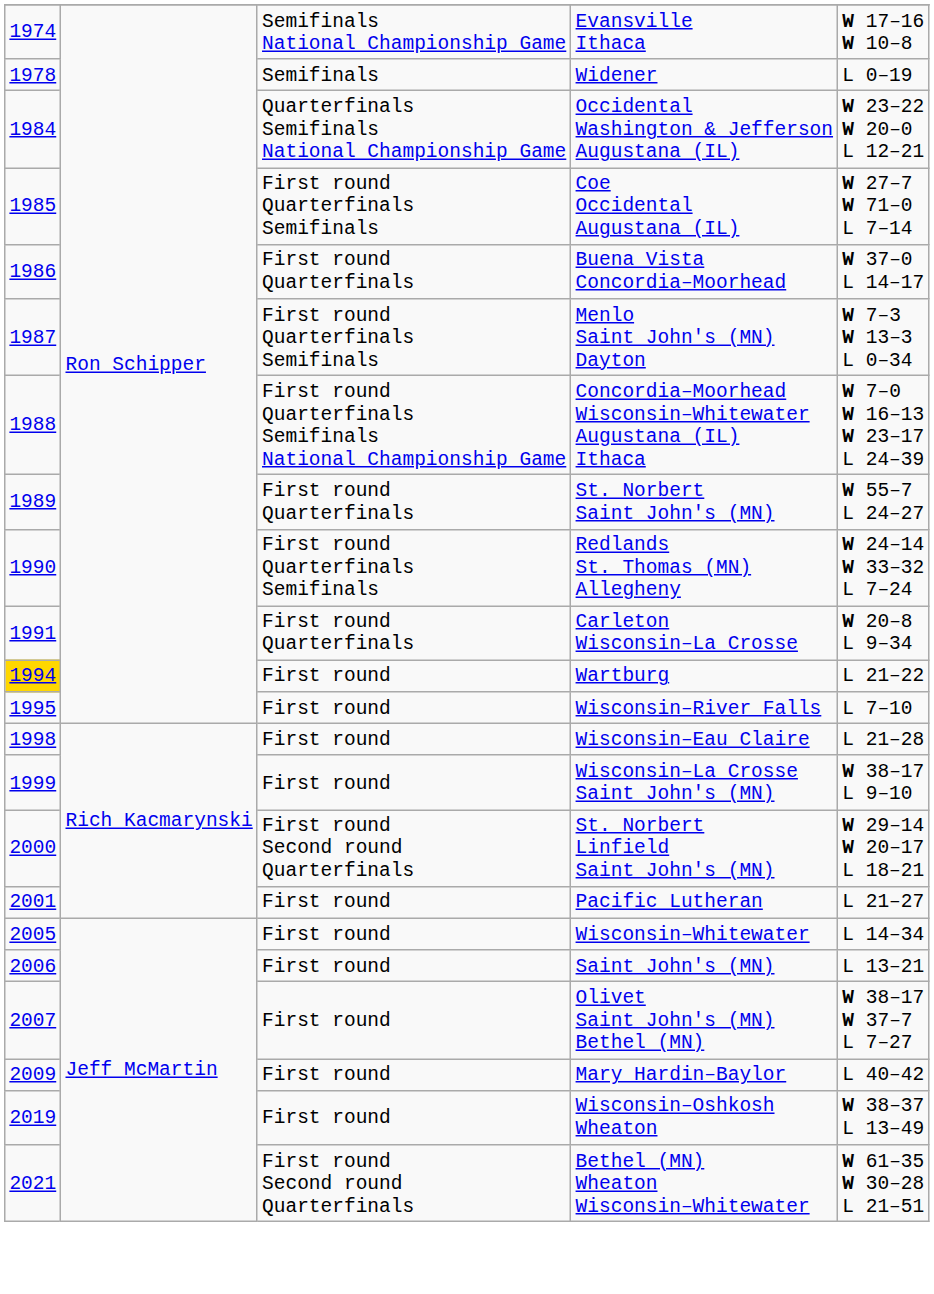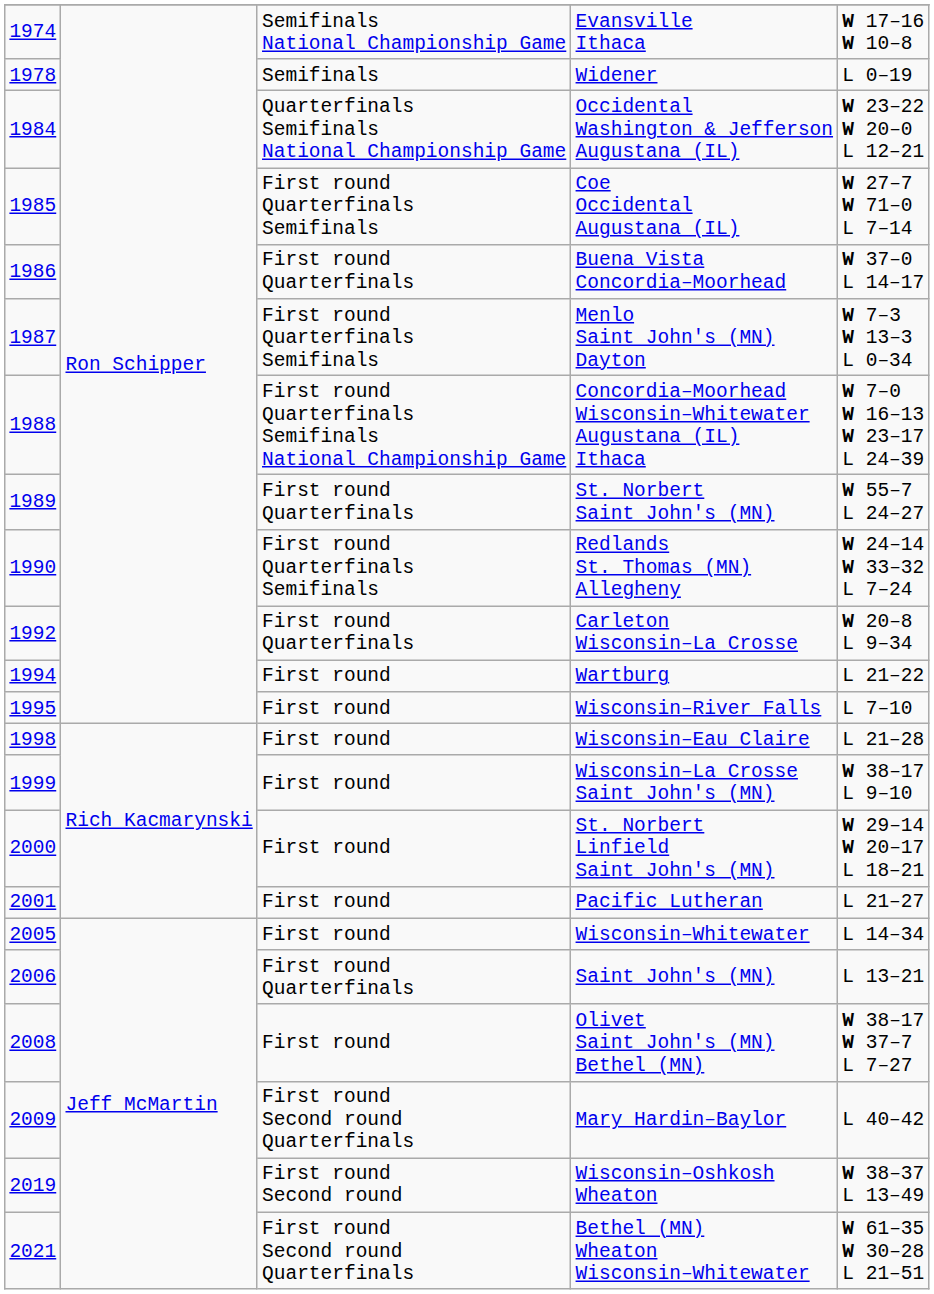(33, 633) 1991 -> (33, 633) 1992
(33, 676) gold background -> (33, 676) no background
(338, 848) First round Second round Quarterfinals -> (326, 848) First round
(326, 966) First round -> (338, 977) First round Quarterfinals
(33, 1020) 2007 -> (33, 1043) 2008
(326, 1074) First round -> (338, 1119) First round Second round Quarterfinals
(326, 1118) First round -> (332, 1185) First round Second round
